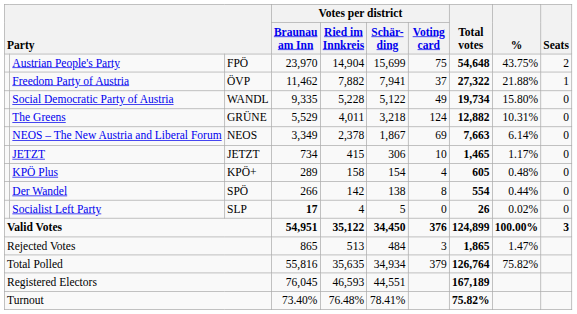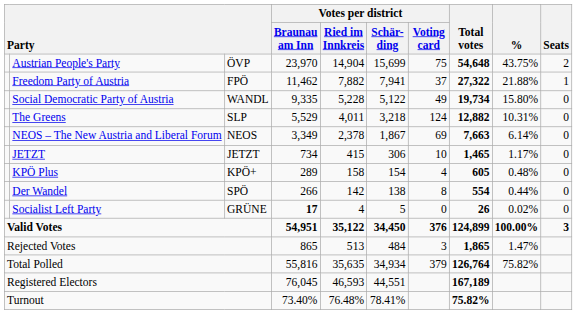(238, 63) FPÖ -> (239, 63) ÖVP
(239, 81) ÖVP -> (238, 81) FPÖ
(247, 117) GRÜNE -> (237, 117) SLP
(237, 209) SLP -> (247, 209) GRÜNE
